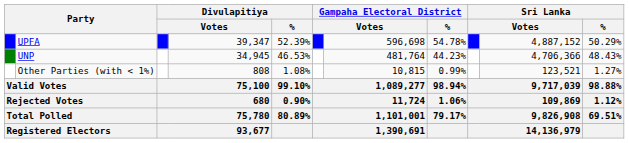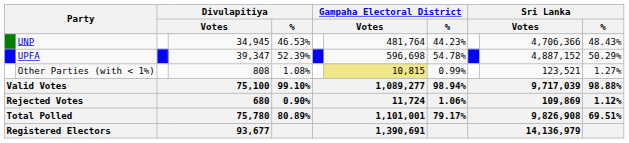rows swapped: (29, 41) <-> (26, 56)
(408, 71) no background -> (408, 71) khaki background
